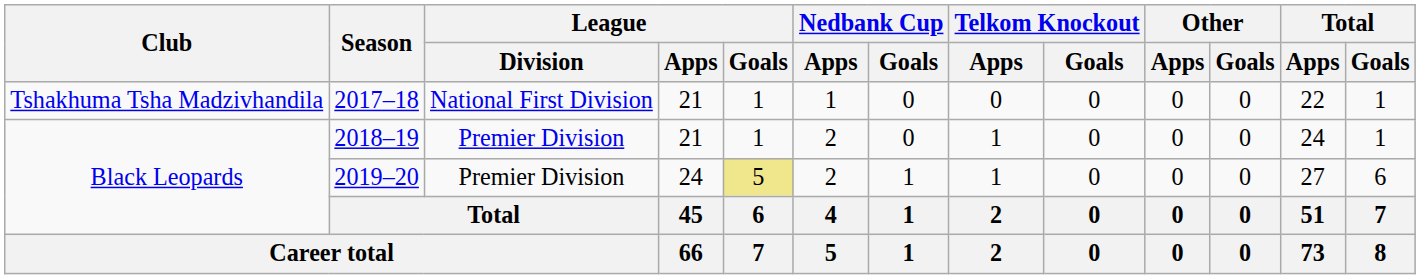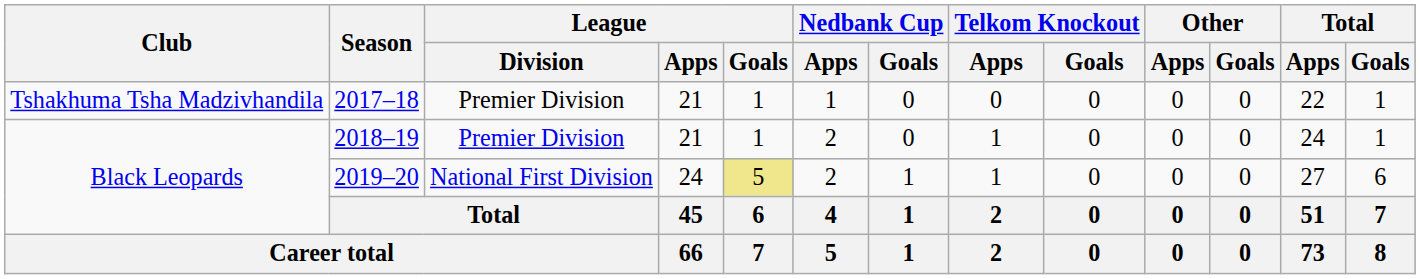(541, 100) National First Division -> (541, 100) Premier Division
(541, 176) Premier Division -> (541, 176) National First Division
